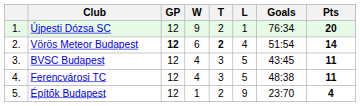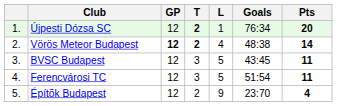- column: (197, 12)
(221, 28) normal -> (197, 28) bold
(281, 45) 51:54 -> (257, 45) 48:38
(281, 77) 48:38 -> (257, 77) 51:54
